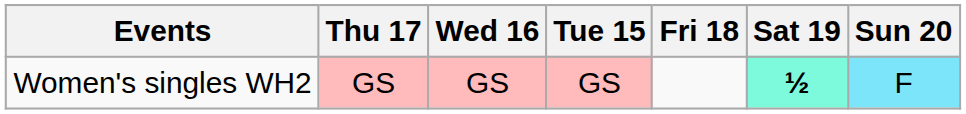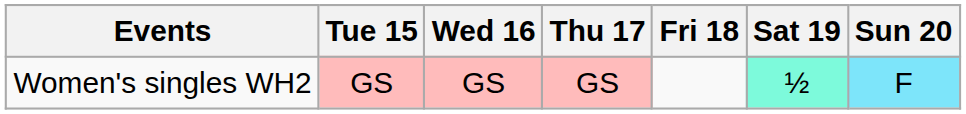columns swapped: (599, 31) <-> (374, 31)
(797, 82) bold -> (797, 82) normal
